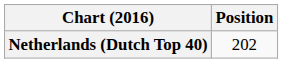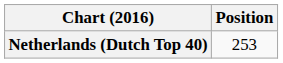(244, 44) 202 -> (244, 44) 253
